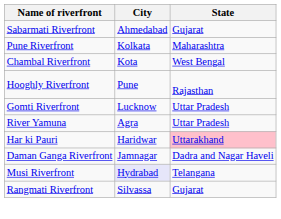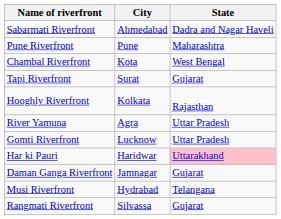(188, 29) Gujarat -> (223, 29) Dadra and Nagar Haveli
(134, 45) Kolkata -> (128, 45) Pune
+ row: (39, 78)
(128, 84) Pune -> (134, 101) Kolkata
rows swapped: (43, 106) <-> (36, 123)
(223, 156) Dadra and Nagar Haveli -> (188, 172) Gujarat
(138, 172) lavender background -> (138, 189) no background
